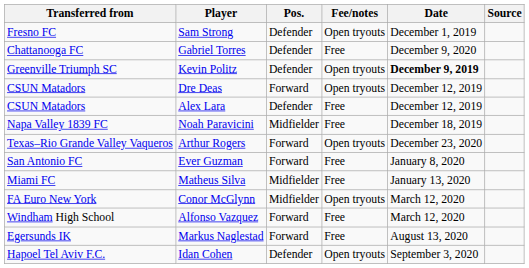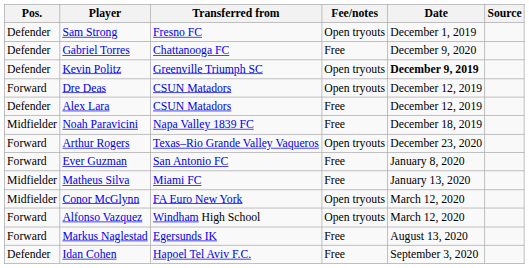columns swapped: (294, 13) <-> (90, 13)
(335, 217) Free -> (355, 217) Open tryouts
(355, 254) Open tryouts -> (335, 254) Free
